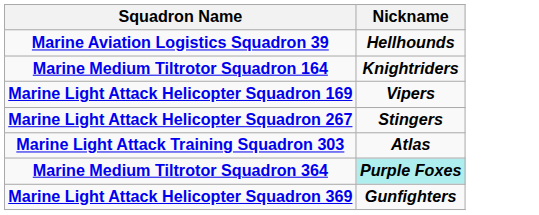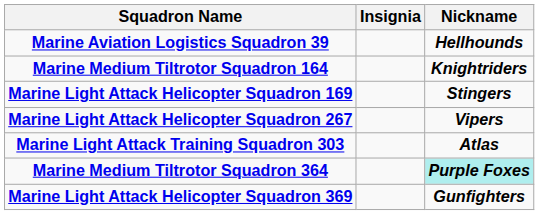+ column: (390, 17)
(411, 94) Vipers -> (479, 94) Stingers
(411, 119) Stingers -> (479, 119) Vipers
